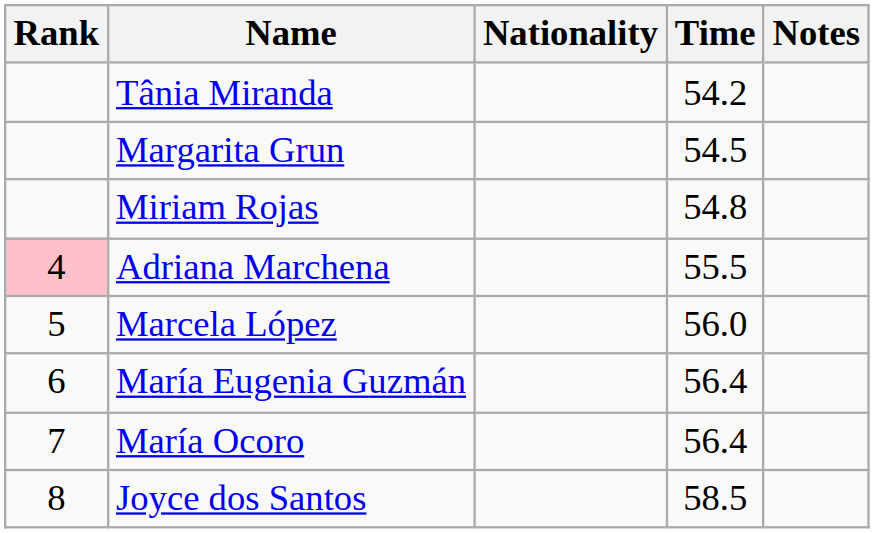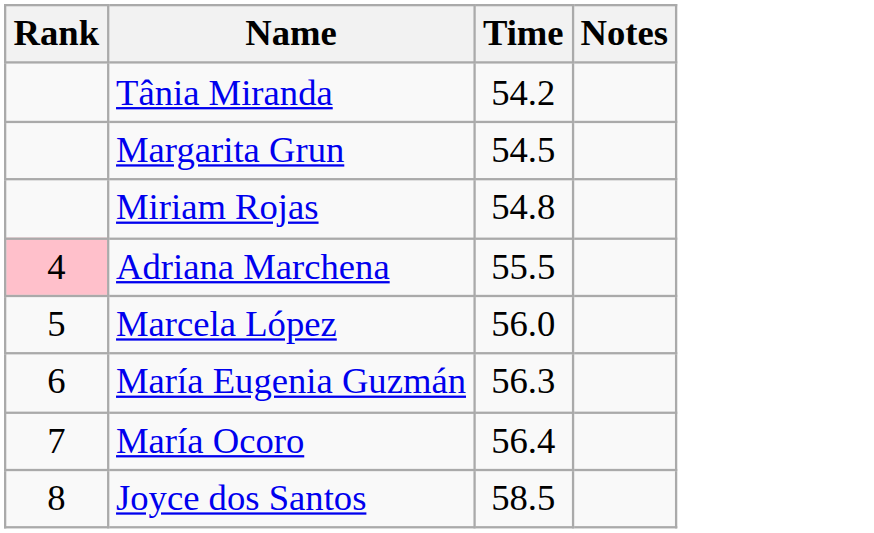- column: (570, 33)
(715, 382) 56.4 -> (523, 382) 56.3
